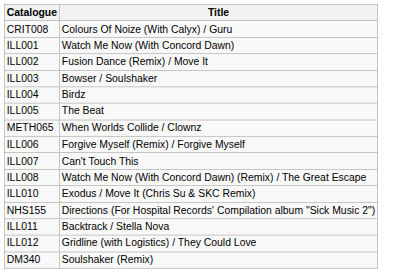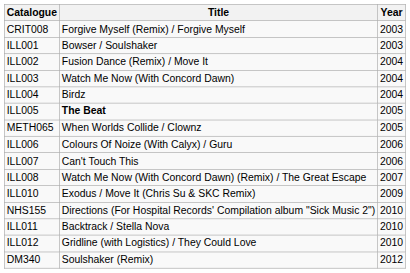+ column: (392, 12)
(147, 29) Colours Of Noize (With Calyx) / Guru -> (153, 29) Forgive Myself (Remix) / Forgive Myself
(148, 45) Watch Me Now (With Concord Dawn) -> (109, 45) Bowser / Soulshaker
(109, 78) Bowser / Soulshaker -> (148, 78) Watch Me Now (With Concord Dawn)
(83, 111) normal -> (84, 111) bold
(153, 144) Forgive Myself (Remix) / Forgive Myself -> (147, 144) Colours Of Noize (With Calyx) / Guru
